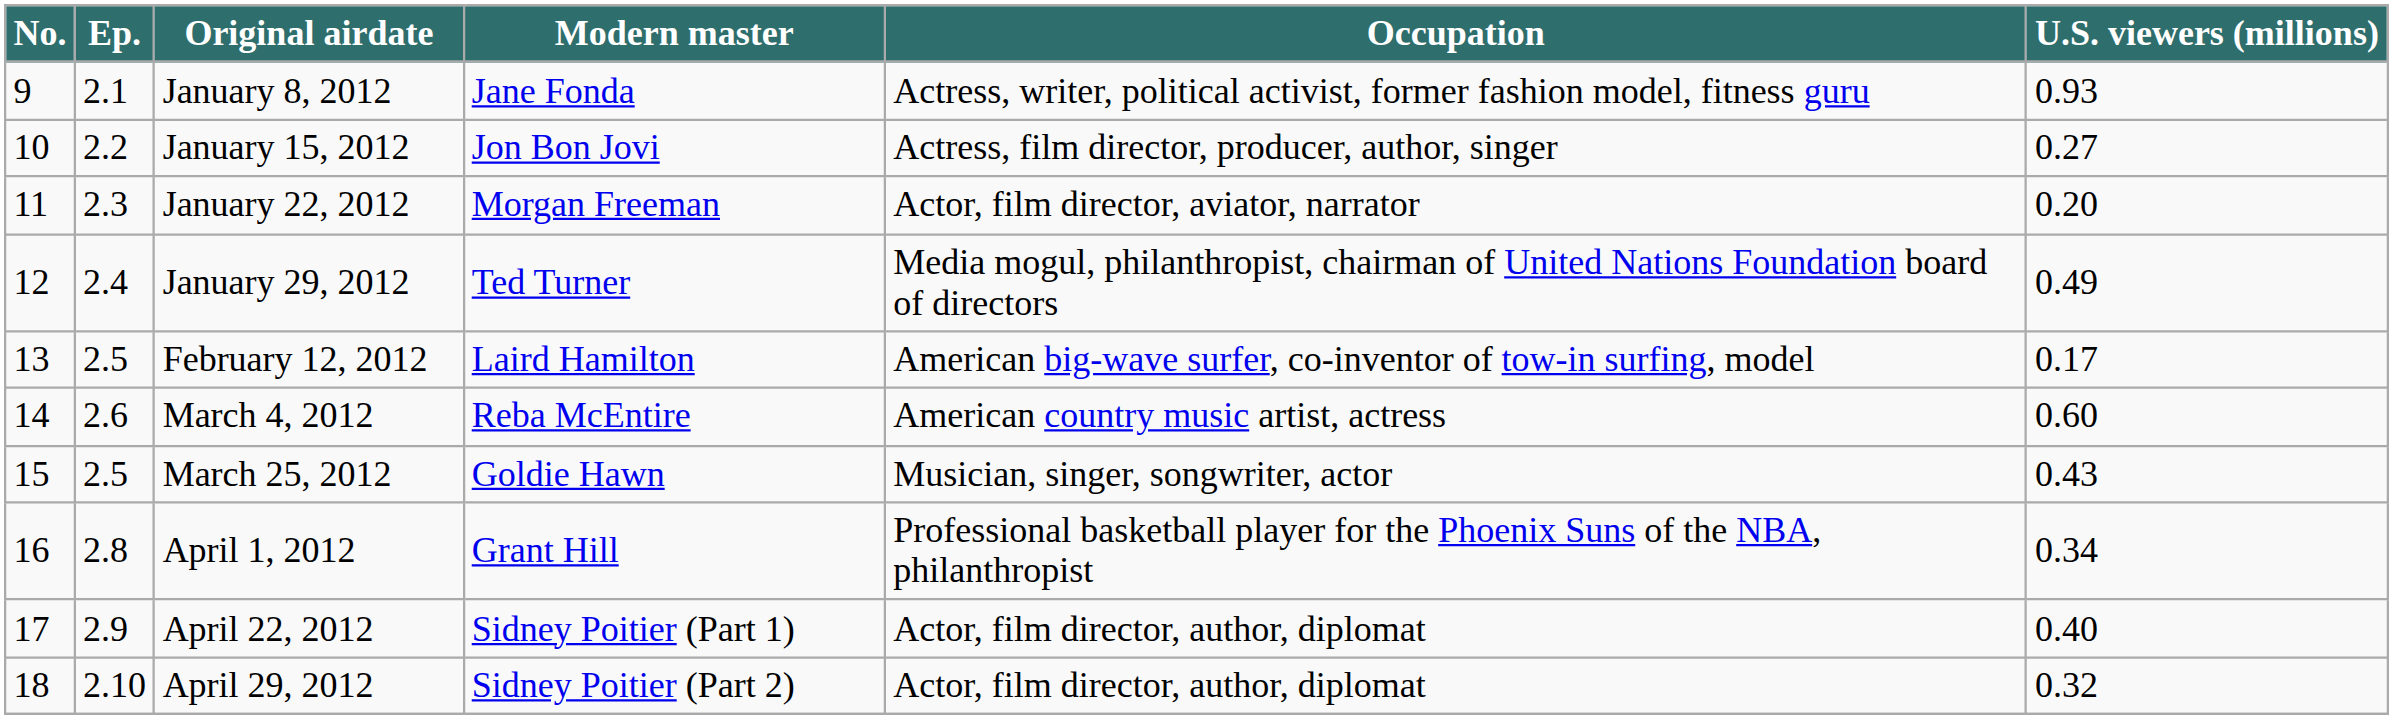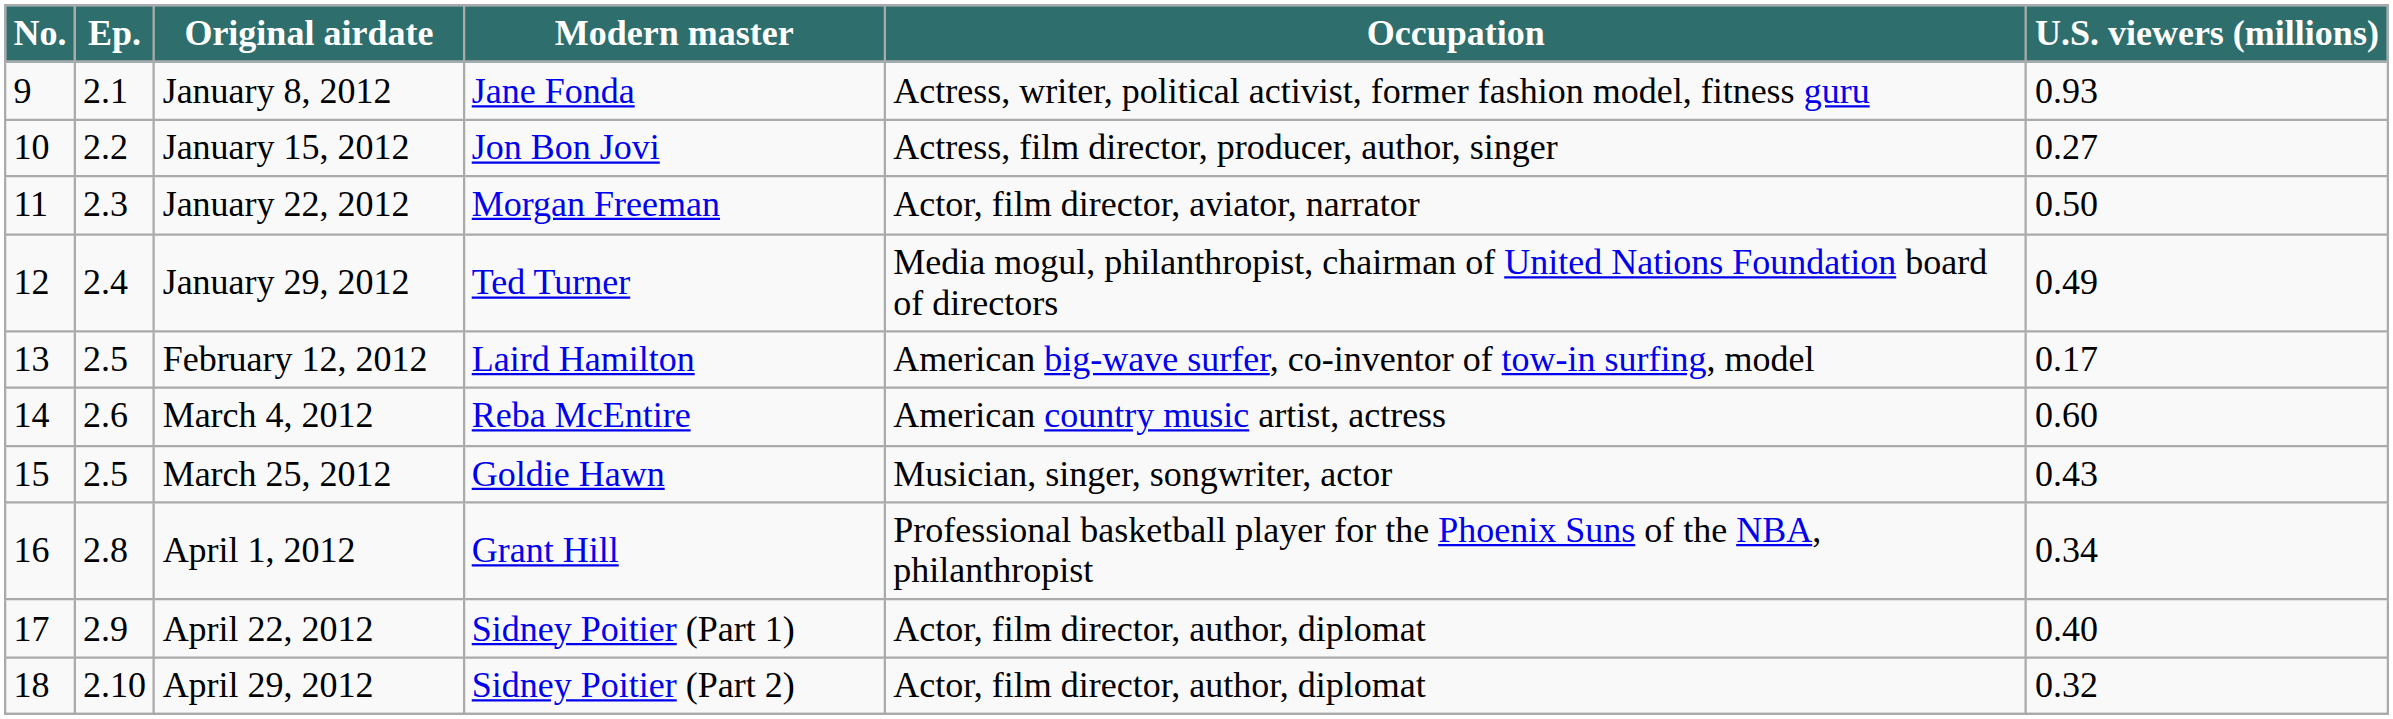(2066, 204) 0.20 -> (2066, 204) 0.50
